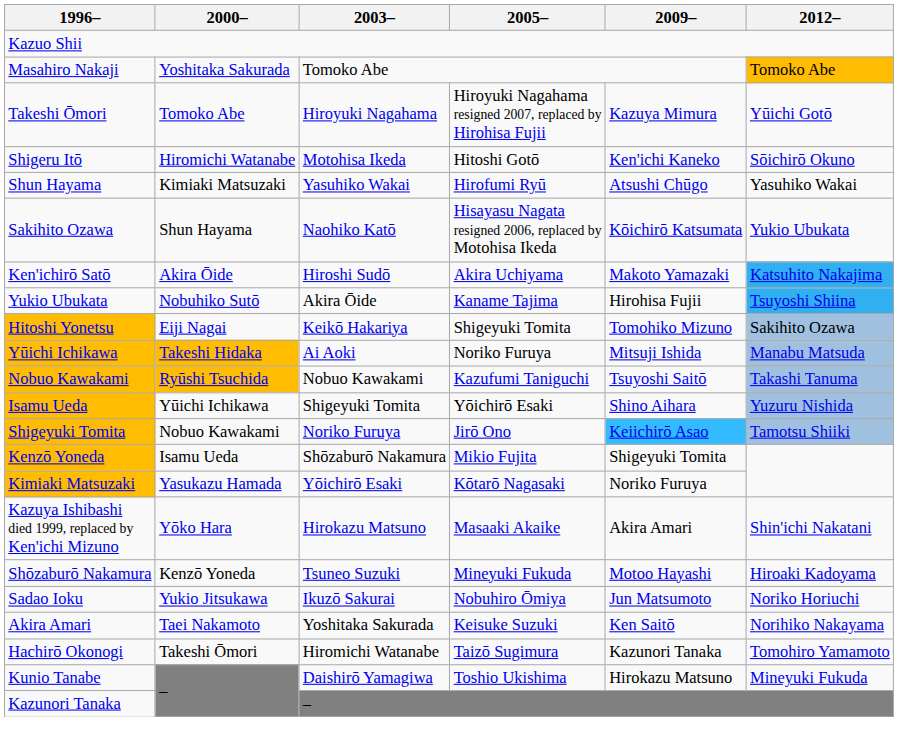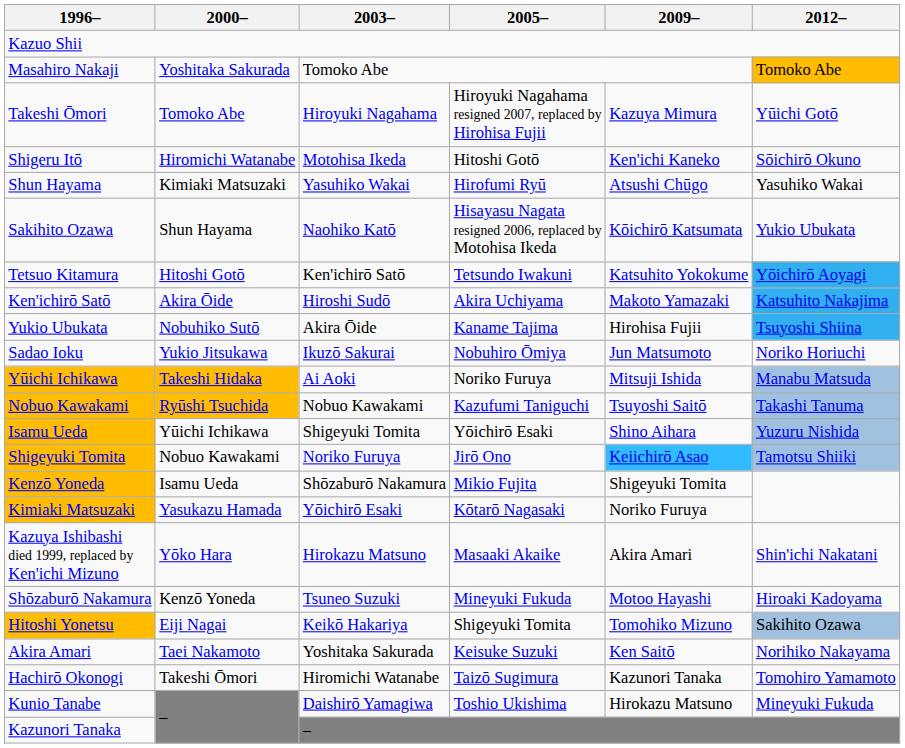+ row: (63, 274)
rows swapped: (61, 326) <-> (46, 599)
